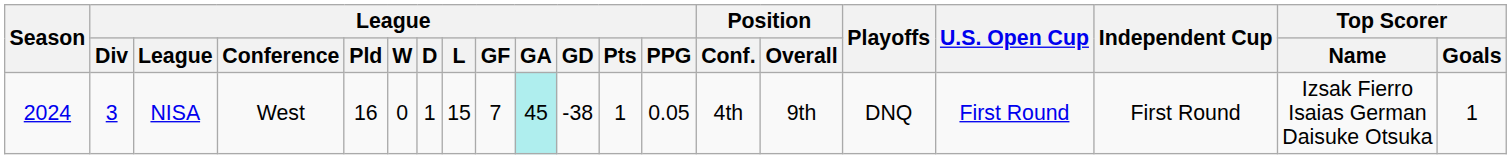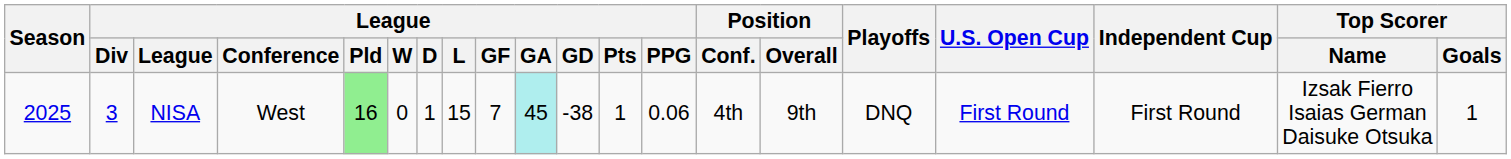(47, 112) 2024 -> (47, 112) 2025
(366, 112) no background -> (366, 112) lightgreen background
(669, 112) 0.05 -> (669, 112) 0.06
